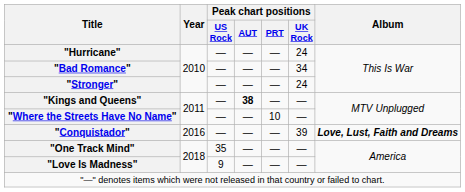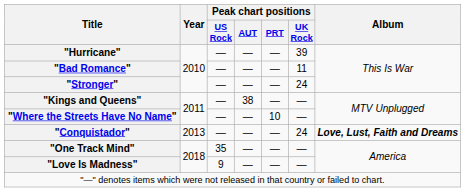(302, 52) 24 -> (302, 52) 39
(302, 68) 34 -> (302, 68) 11
(248, 100) bold -> (248, 100) normal
(194, 132) 2016 -> (194, 132) 2013
(302, 132) 39 -> (302, 132) 24
